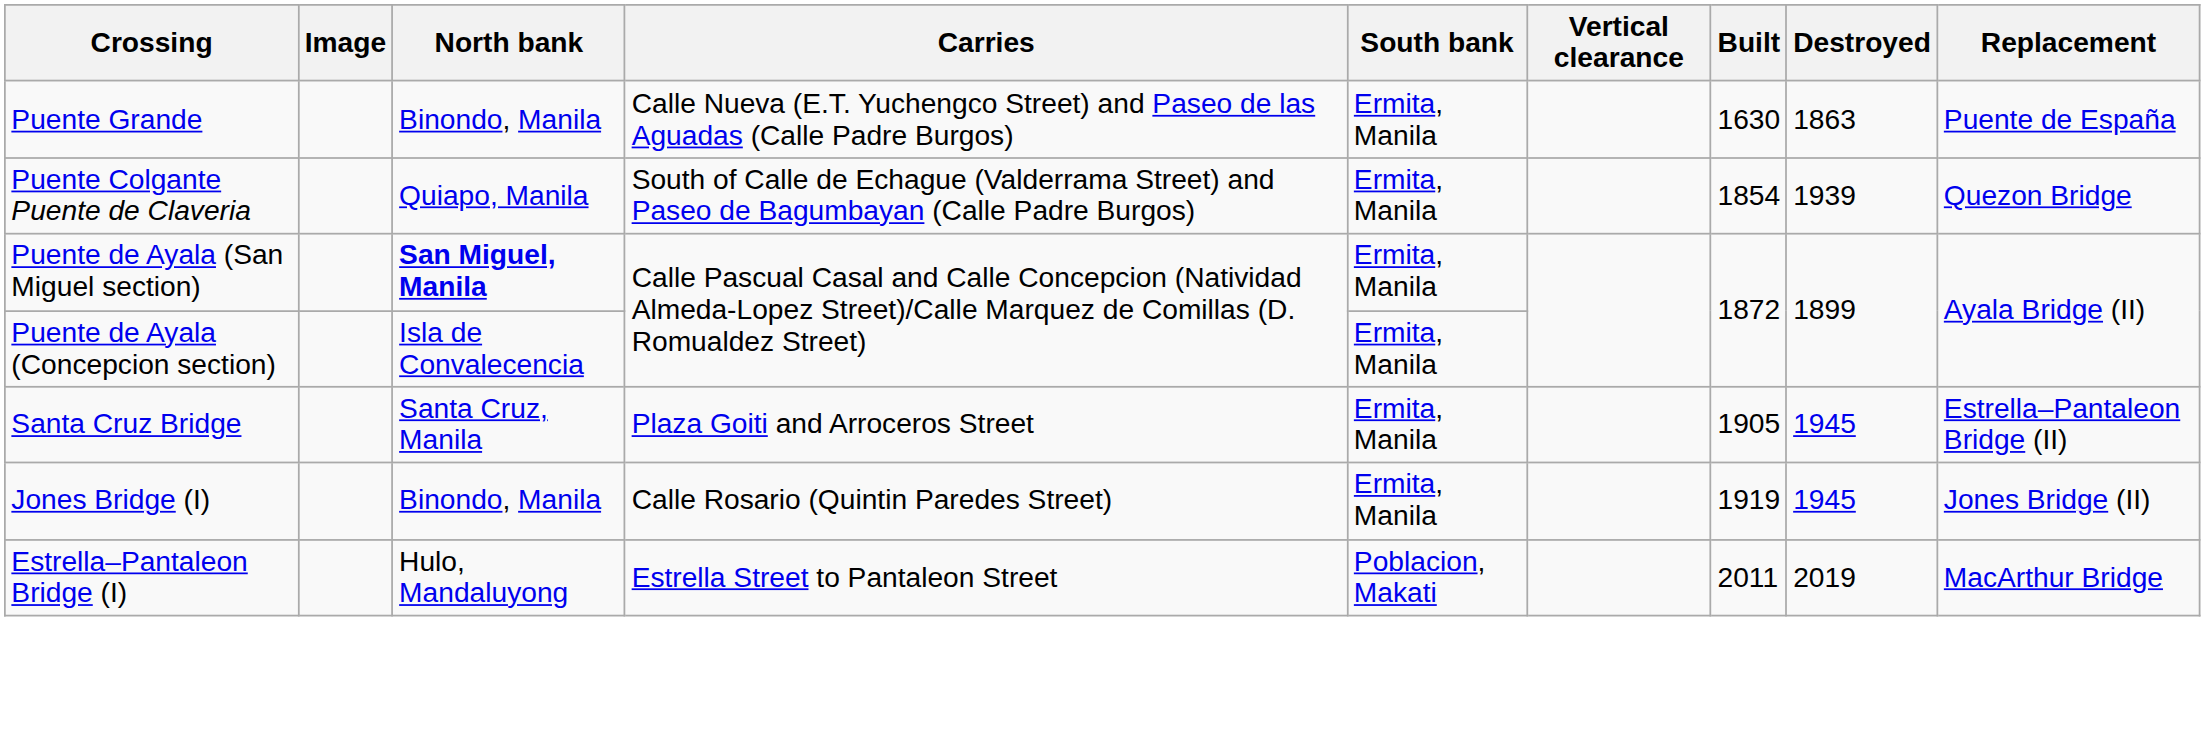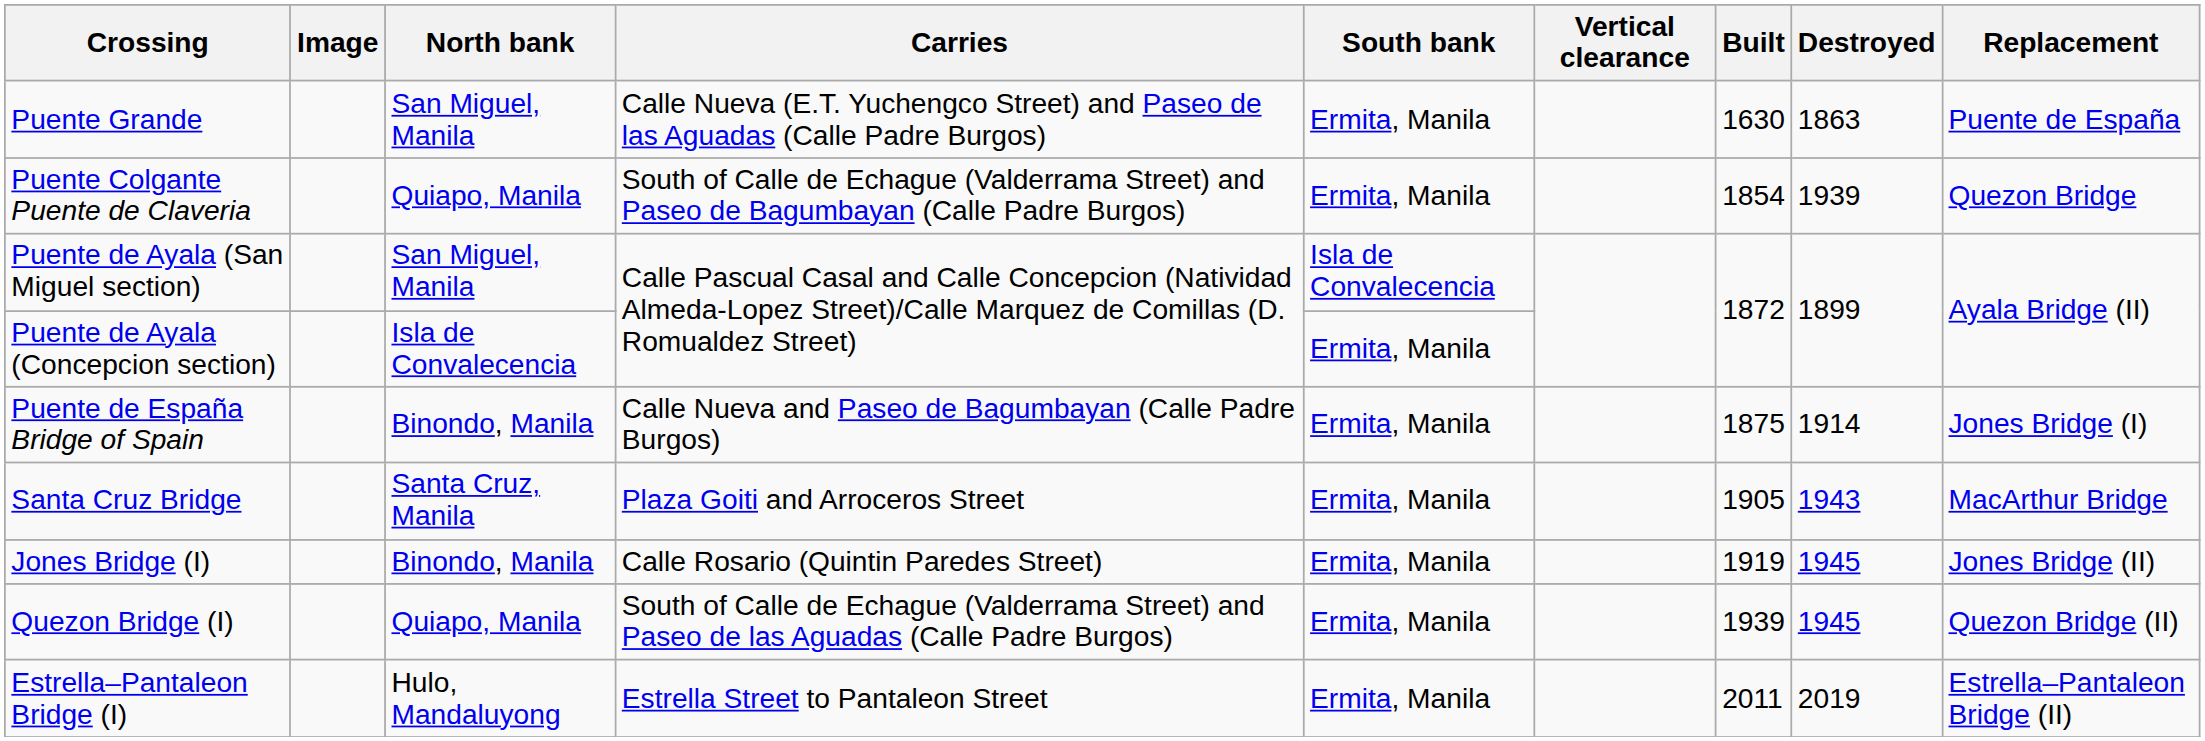(500, 119) Binondo, Manila -> (466, 119) San Miguel, Manila
(477, 271) bold -> (466, 271) normal
(1398, 271) Ermita, Manila -> (1402, 271) Isla de Convalecencia
+ row: (127, 424)
(1824, 424) 1945 -> (1829, 500) 1943
(2062, 424) Estrella–Pantaleon Bridge (II) -> (2058, 500) MacArthur Bridge
+ row: (122, 621)
(1420, 577) Poblacion, Makati -> (1400, 698) Ermita, Manila
(2053, 577) MacArthur Bridge -> (2067, 698) Estrella–Pantaleon Bridge (II)
